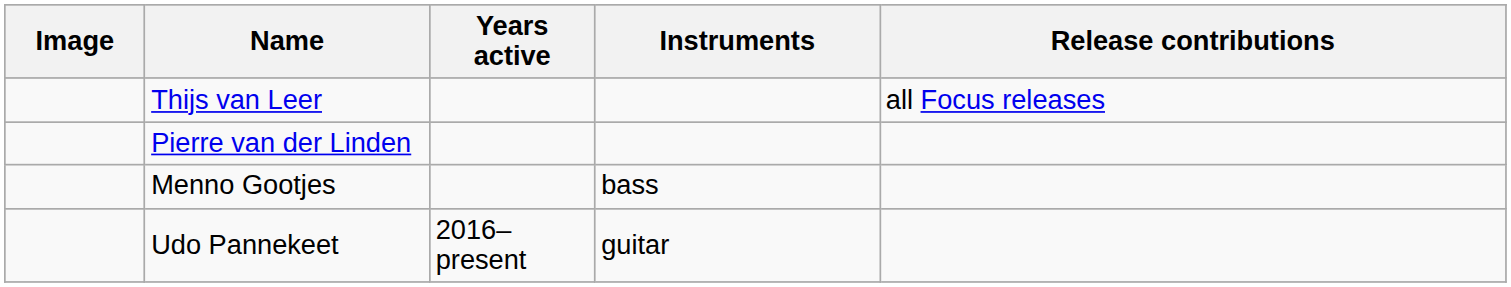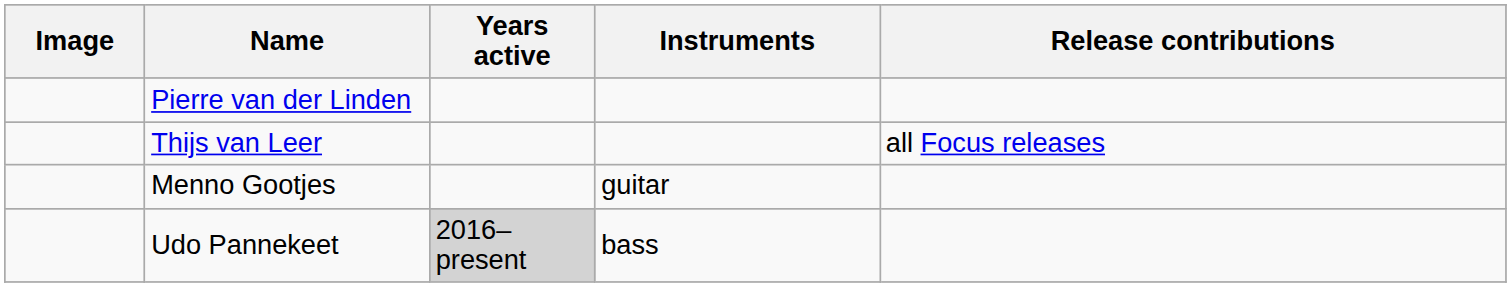rows swapped: (237, 99) <-> (281, 142)
(630, 186) bass -> (635, 186) guitar
(481, 244) no background -> (481, 244) lightgrey background
(635, 244) guitar -> (630, 244) bass
